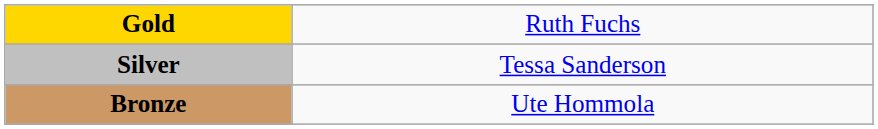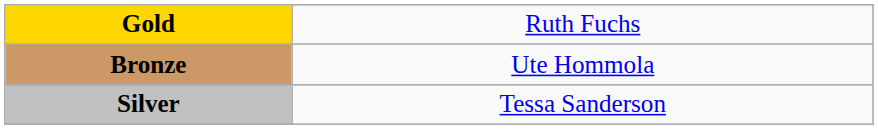rows swapped: (148, 64) <-> (148, 104)
